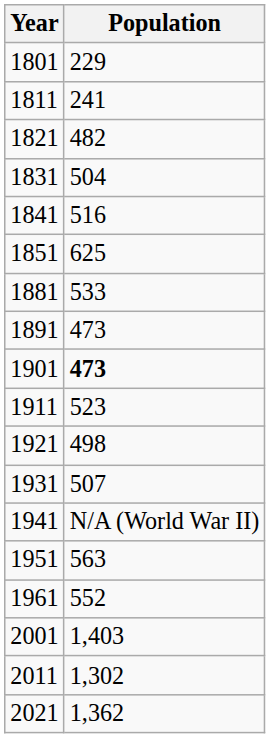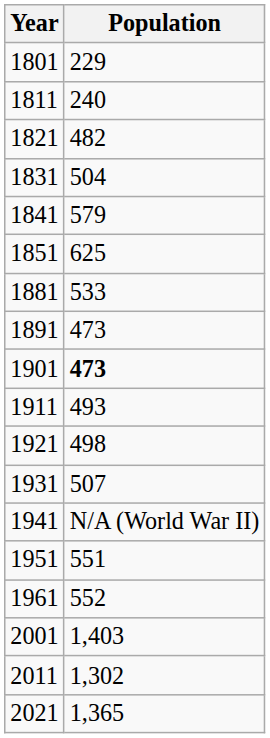(88, 100) 241 -> (88, 100) 240
(88, 215) 516 -> (88, 215) 579
(88, 406) 523 -> (88, 406) 493
(88, 560) 563 -> (88, 560) 551
(97, 713) 1,362 -> (97, 713) 1,365
